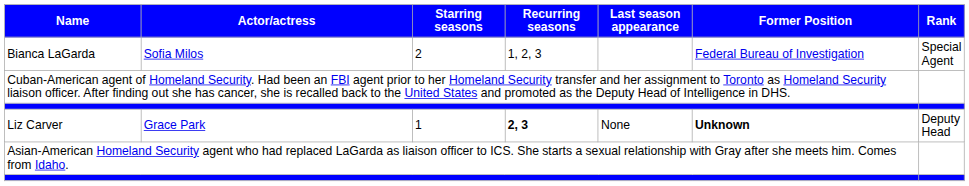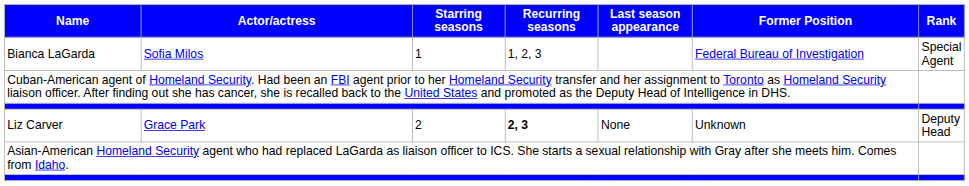(418, 53) 2 -> (418, 53) 1
(418, 125) 1 -> (418, 125) 2
(722, 125) bold -> (720, 125) normal
